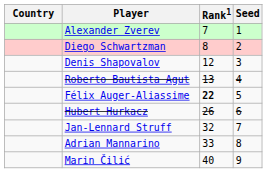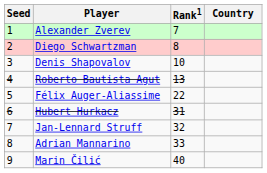columns swapped: (33, 14) <-> (248, 14)
(208, 63) 12 -> (179, 63) 10
(208, 95) bold -> (179, 95) normal
(208, 112) 26 -> (179, 112) 31
